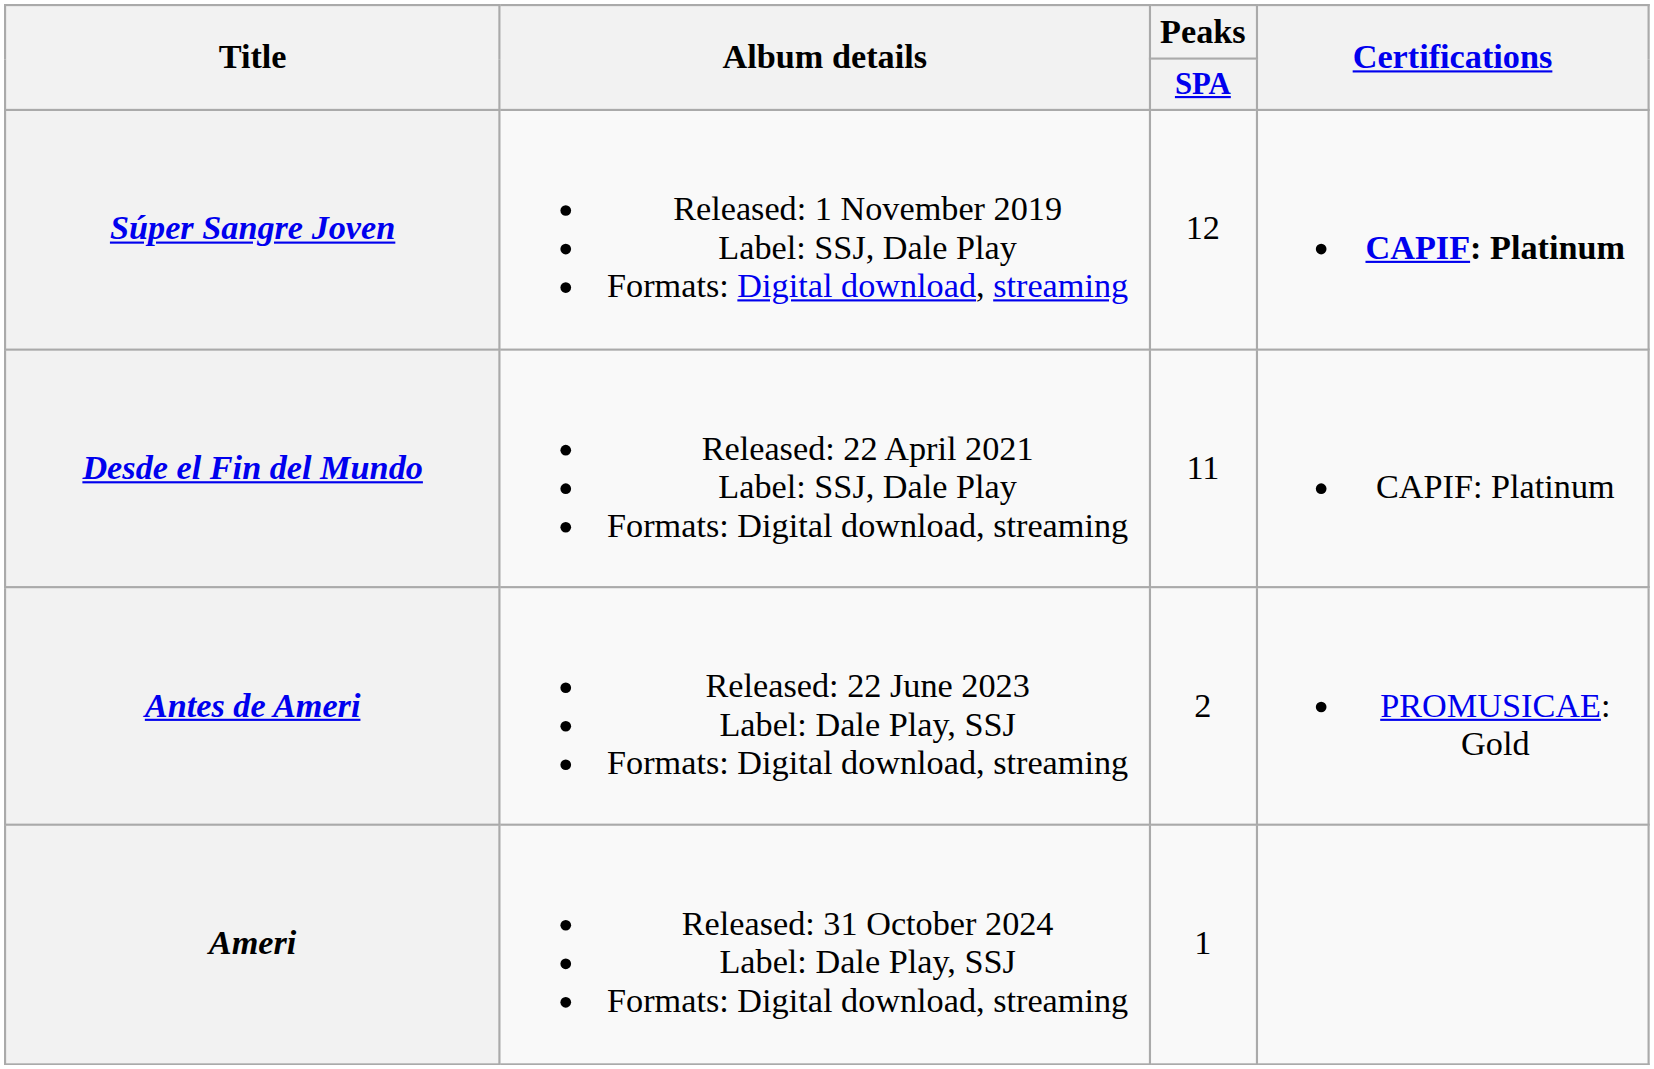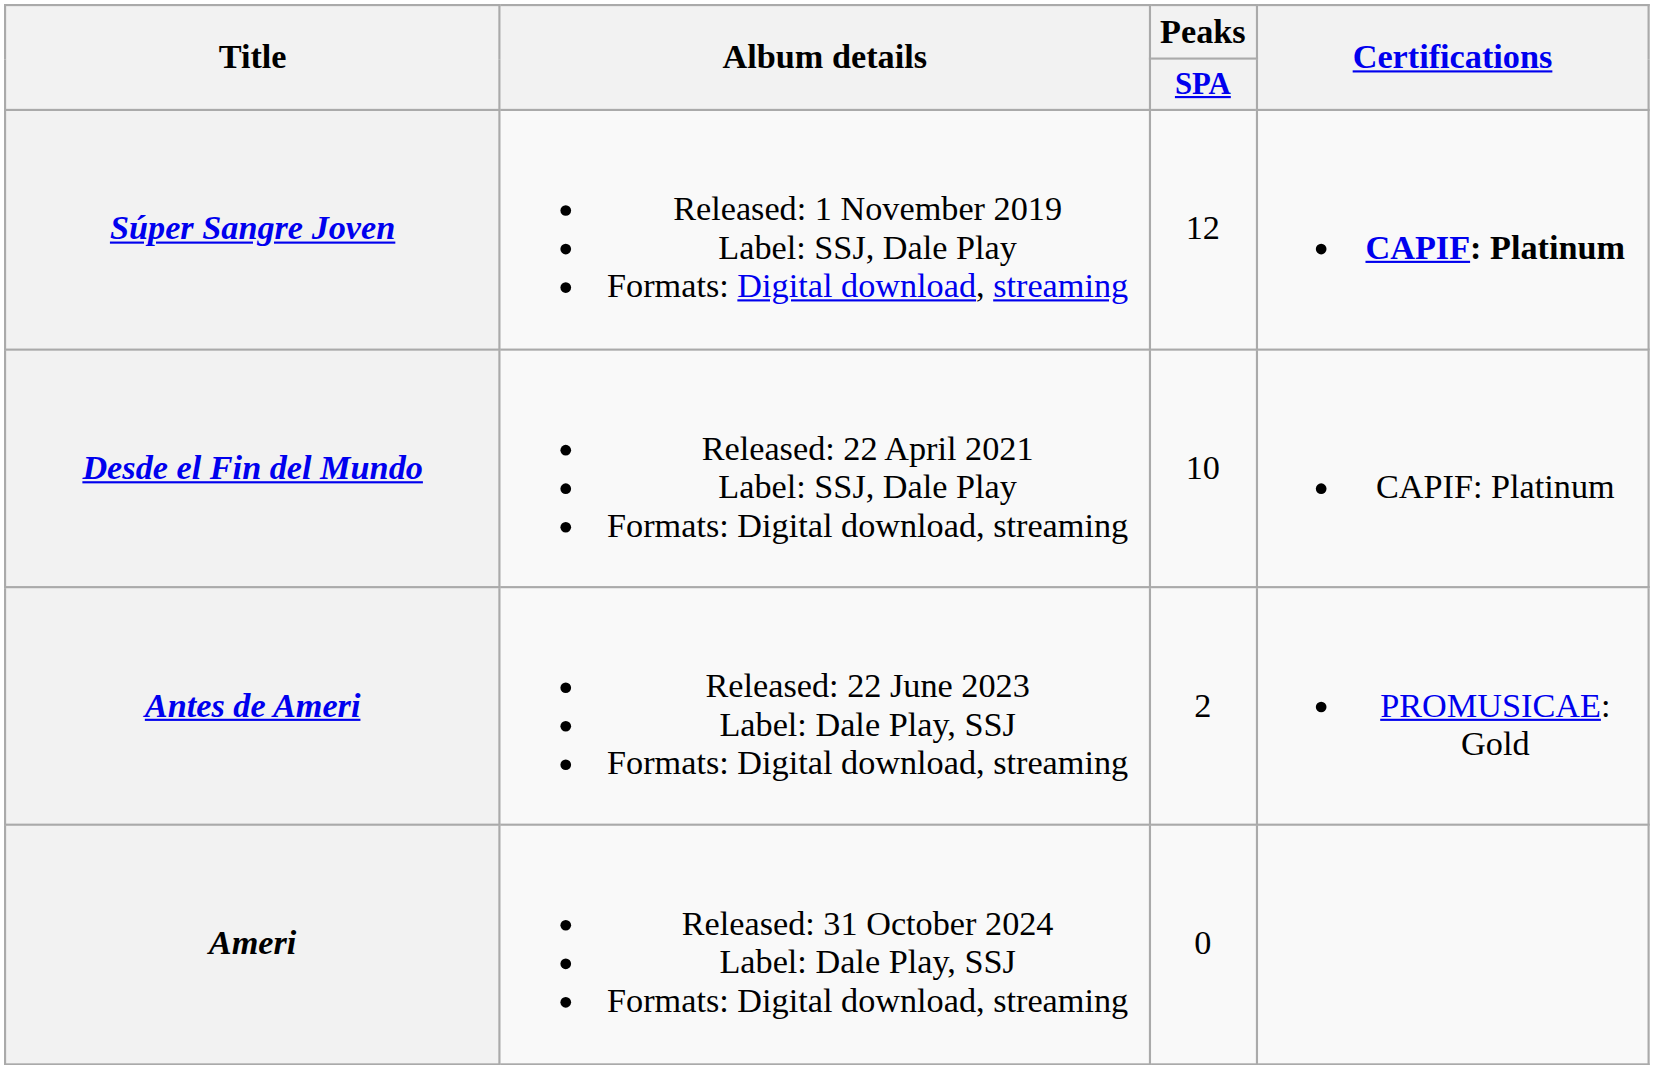(1203, 467) 11 -> (1203, 467) 10
(1203, 943) 1 -> (1203, 943) 0
